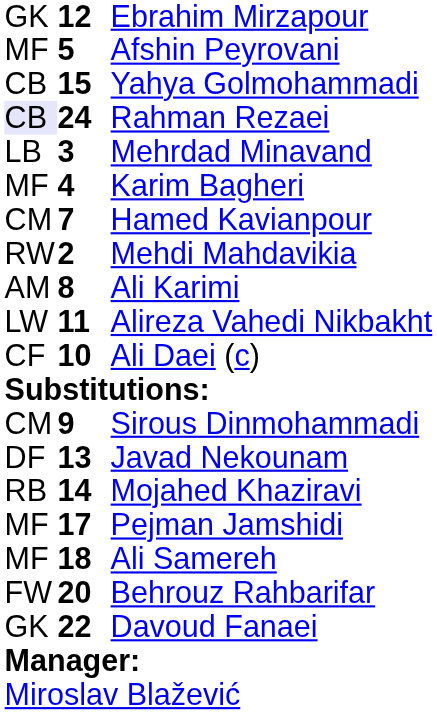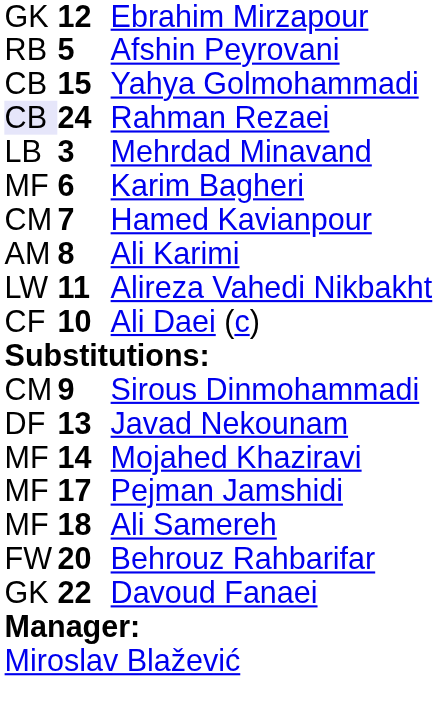(27, 50) MF -> (26, 50) RB
(66, 186) 4 -> (66, 186) 6
- row: (234, 253)
(26, 491) RB -> (27, 457) MF
